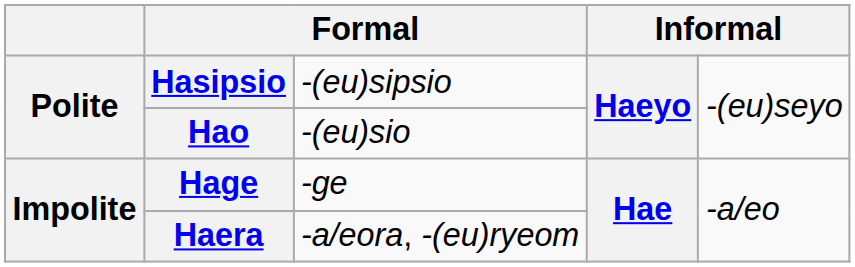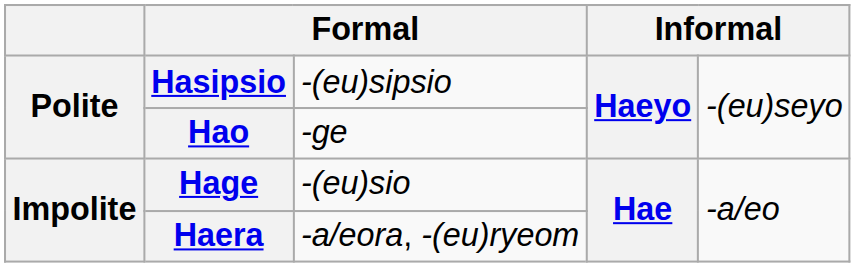(356, 132) -(eu)sio -> (324, 132) -ge
(324, 183) -ge -> (356, 183) -(eu)sio
